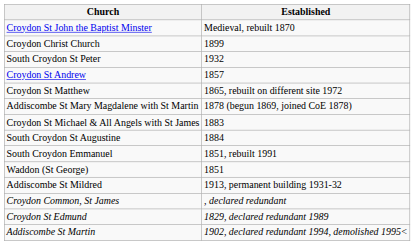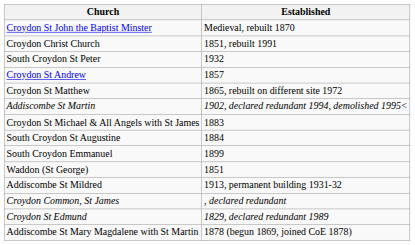(214, 43) 1899 -> (241, 43) 1851, rebuilt 1991
rows swapped: (102, 106) <-> (51, 232)
(241, 153) 1851, rebuilt 1991 -> (214, 153) 1899
